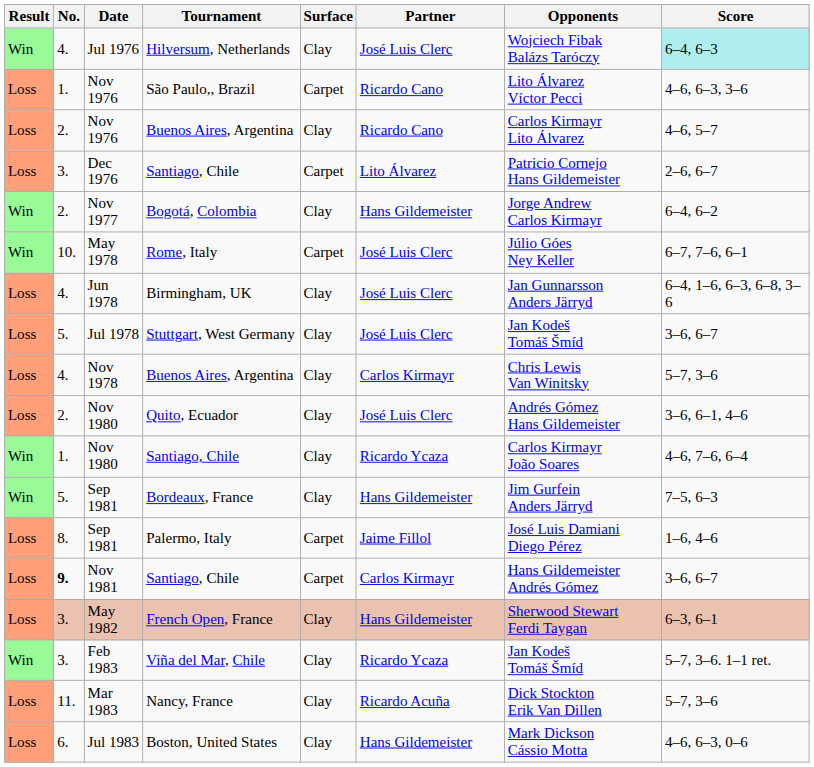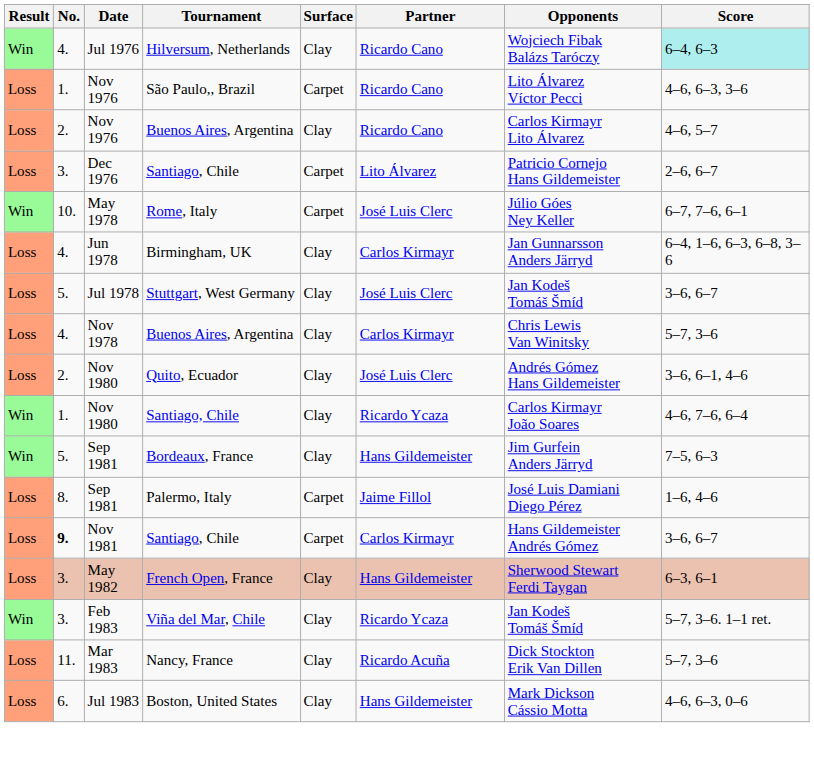(406, 48) José Luis Clerc -> (401, 48) Ricardo Cano
- row: (103, 211)
(406, 293) José Luis Clerc -> (407, 252) Carlos Kirmayr
